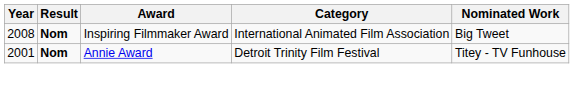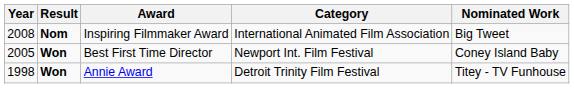+ row: (148, 53)
(21, 53) 2001 -> (21, 72) 1998
(54, 53) Nom -> (54, 72) Won
